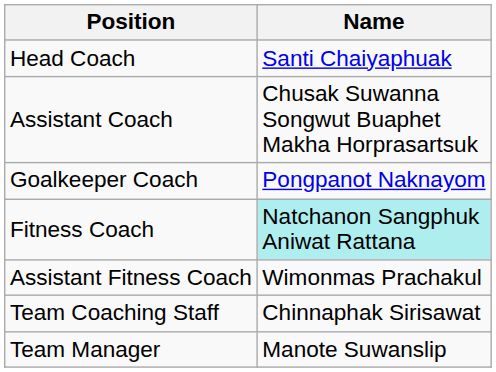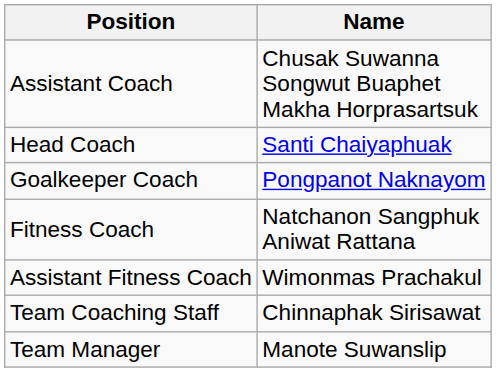rows swapped: (73, 58) <-> (91, 119)
(371, 228) paleturquoise background -> (371, 228) no background
